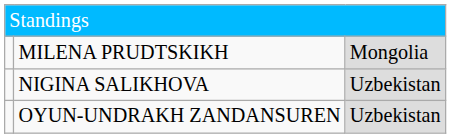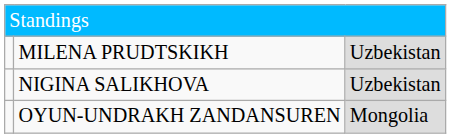(389, 52) Mongolia -> (395, 52) Uzbekistan
(395, 116) Uzbekistan -> (389, 116) Mongolia
